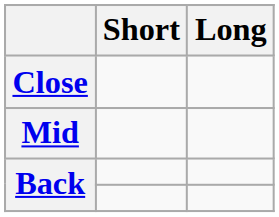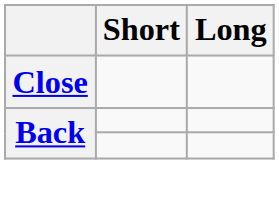- row: (50, 132)
